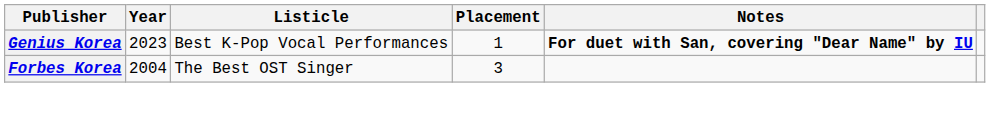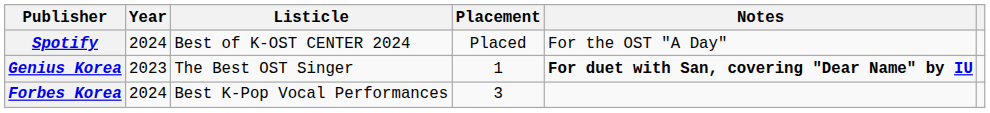+ row: (65, 43)
(311, 43) Best K-Pop Vocal Performances -> (264, 69) The Best OST Singer
(148, 69) 2004 -> (148, 94) 2024
(264, 69) The Best OST Singer -> (311, 94) Best K-Pop Vocal Performances
